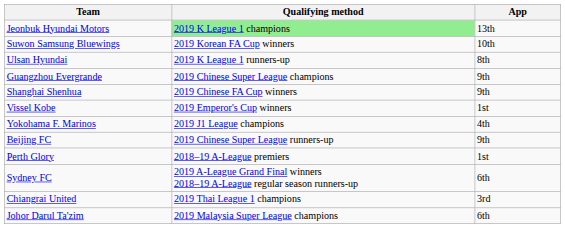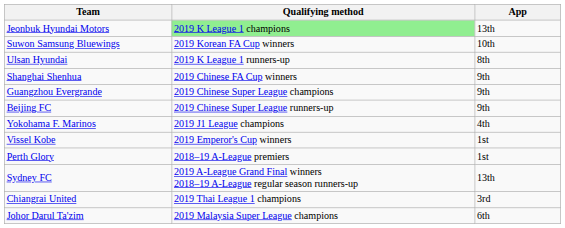rows swapped: (54, 76) <-> (44, 92)
rows swapped: (29, 140) <-> (31, 108)
(483, 178) 6th -> (486, 178) 13th
